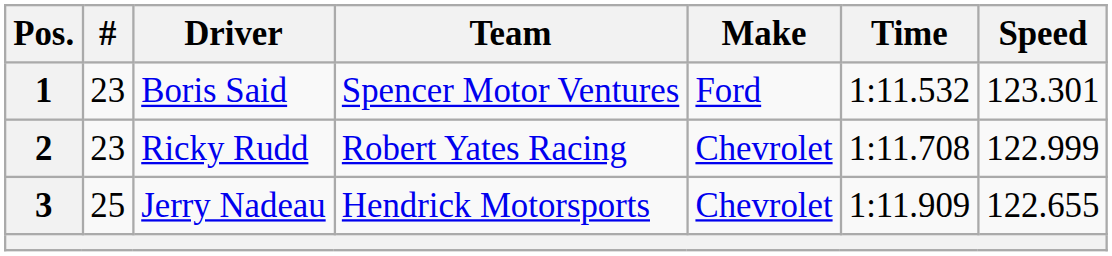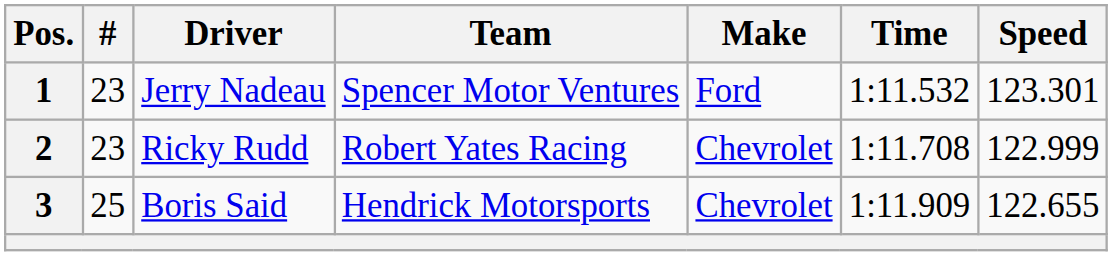(214, 90) Boris Said -> (233, 90) Jerry Nadeau
(233, 205) Jerry Nadeau -> (214, 205) Boris Said
